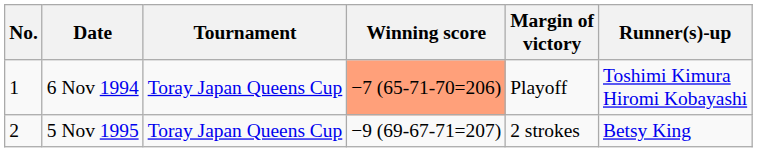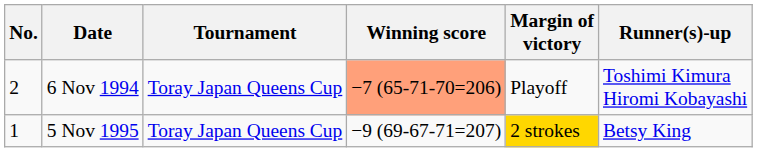(14, 87) 1 -> (14, 87) 2
(14, 130) 2 -> (14, 130) 1
(545, 130) no background -> (545, 130) gold background
